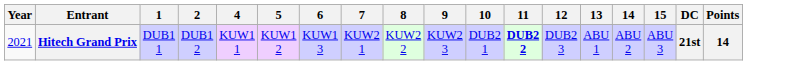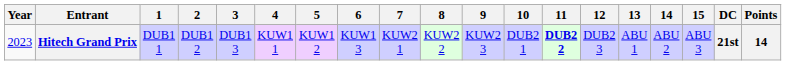+ column: (235, 14)
(20, 42) 2021 -> (20, 42) 2023
